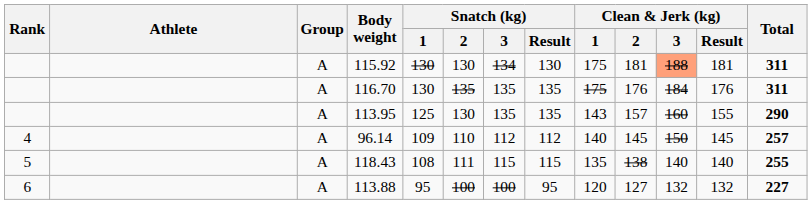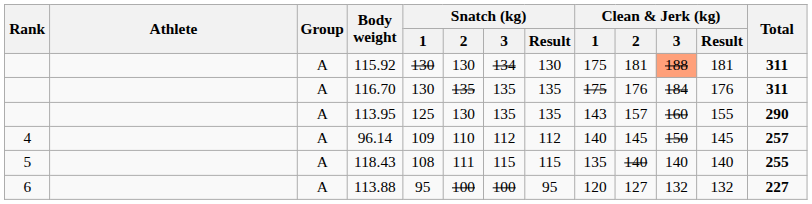(636, 162) 138 -> (636, 162) 140
